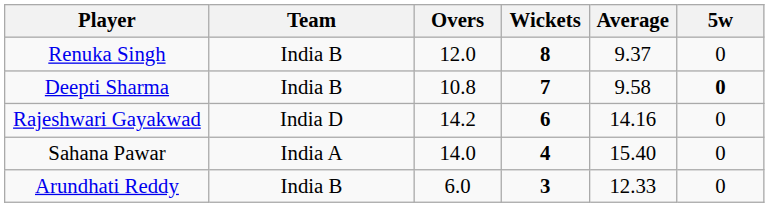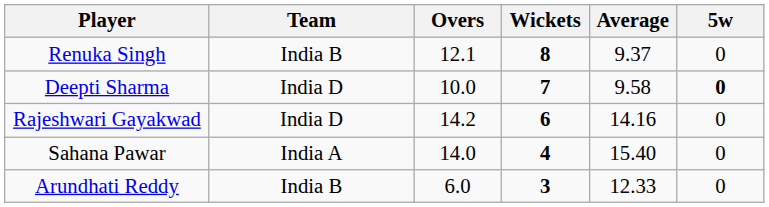(458, 53) 12.0 -> (458, 53) 12.1
(312, 86) India B -> (312, 86) India D
(458, 86) 10.8 -> (458, 86) 10.0
